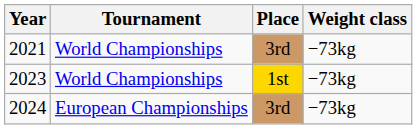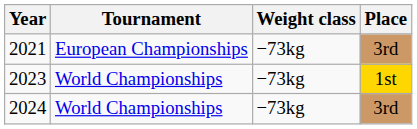columns swapped: (278, 19) <-> (357, 19)
(139, 49) World Championships -> (151, 49) European Championships
(151, 108) European Championships -> (139, 108) World Championships
